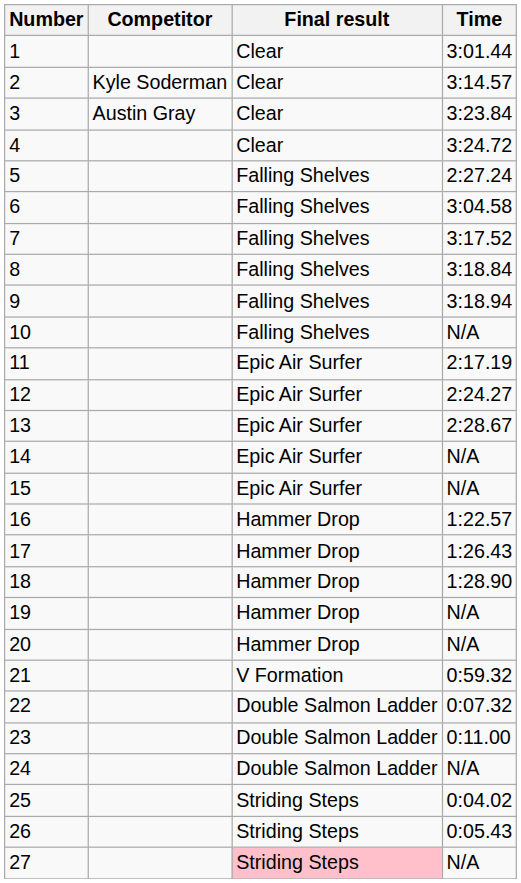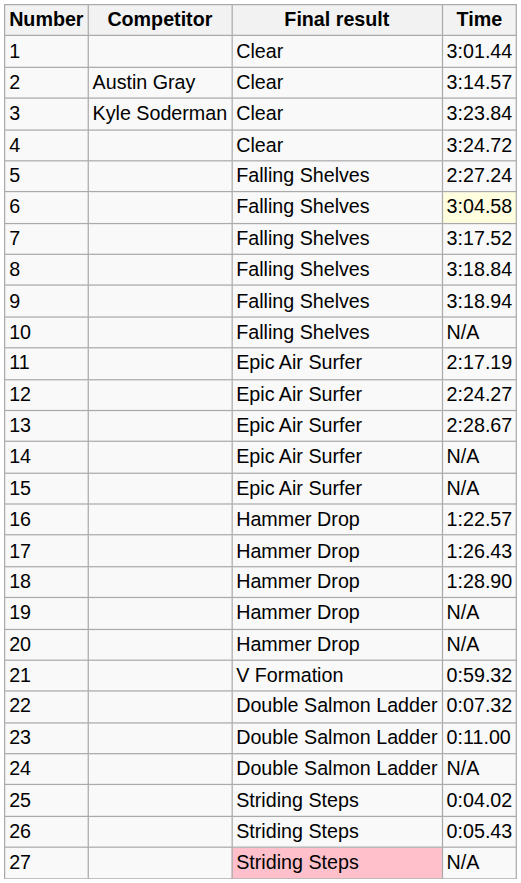(160, 82) Kyle Soderman -> (144, 82) Austin Gray
(144, 113) Austin Gray -> (160, 113) Kyle Soderman
(479, 207) no background -> (479, 207) lightyellow background
